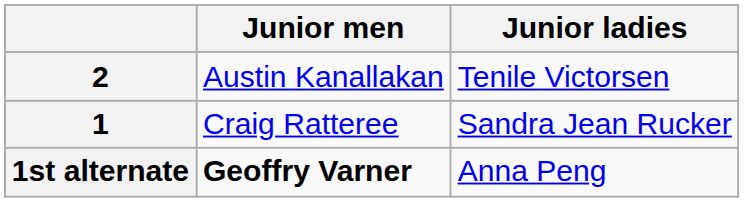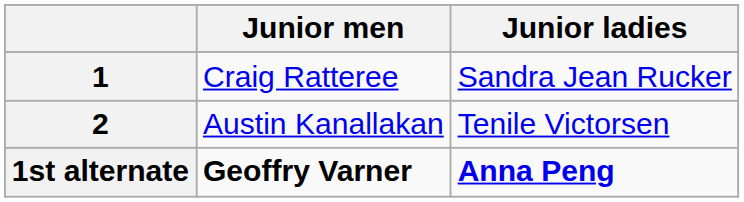rows swapped: (100, 123) <-> (100, 76)
(532, 171) normal -> (536, 171) bold
